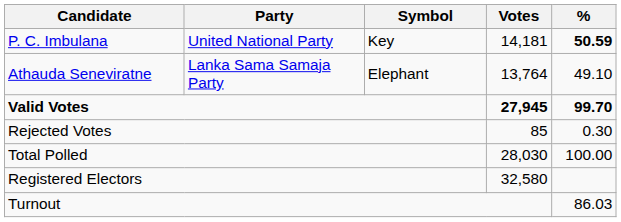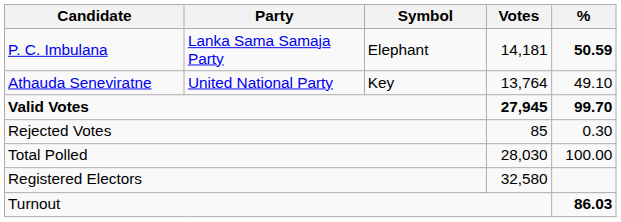(260, 41) United National Party -> (259, 49) Lanka Sama Samaja Party
(381, 41) Key -> (398, 49) Elephant
(259, 74) Lanka Sama Samaja Party -> (260, 82) United National Party
(398, 74) Elephant -> (381, 82) Key
(593, 204) normal -> (593, 204) bold
